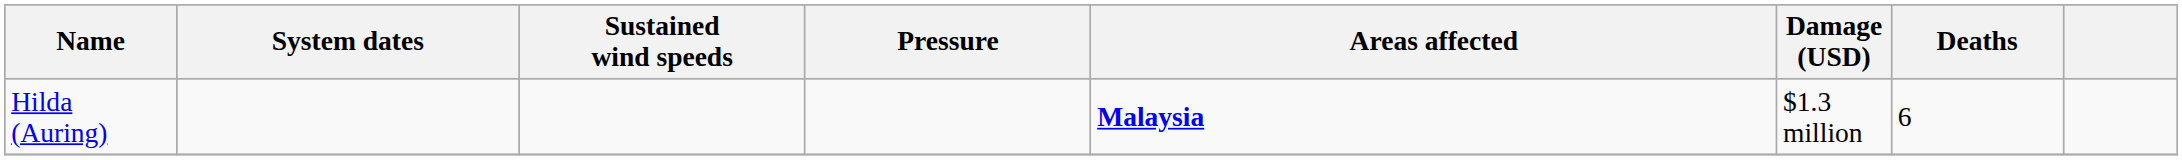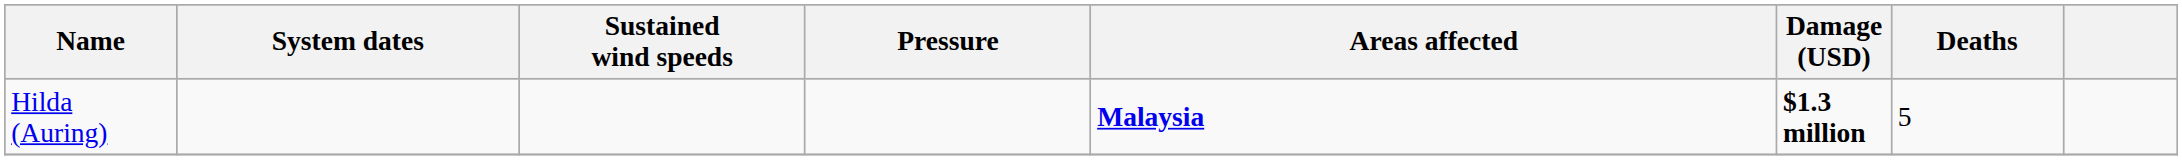(1823, 116) normal -> (1824, 116) bold
(1905, 116) 6 -> (1905, 116) 5
